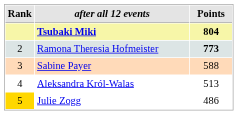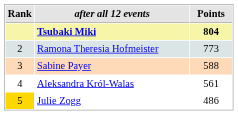(211, 49) bold -> (211, 49) normal
(211, 83) 513 -> (211, 83) 561
